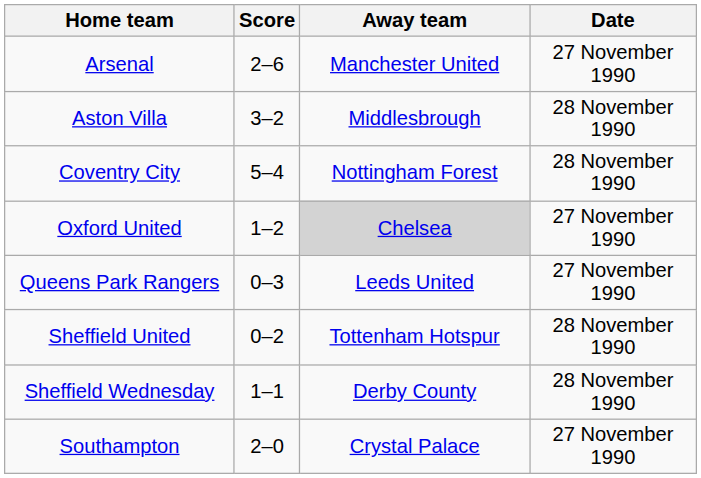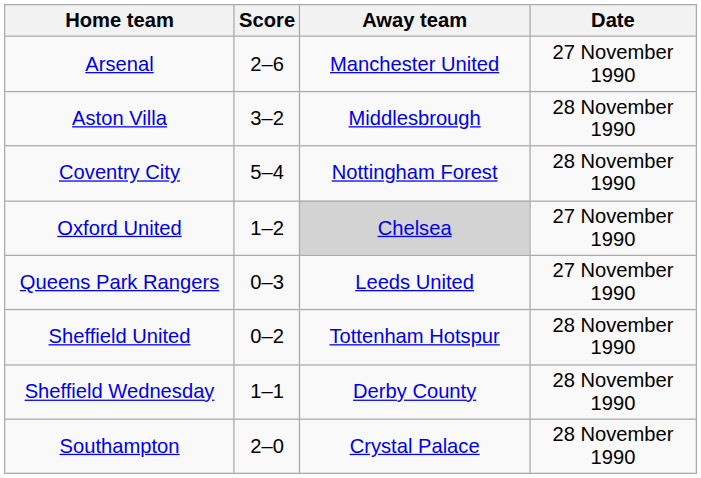(613, 446) 27 November 1990 -> (613, 446) 28 November 1990
